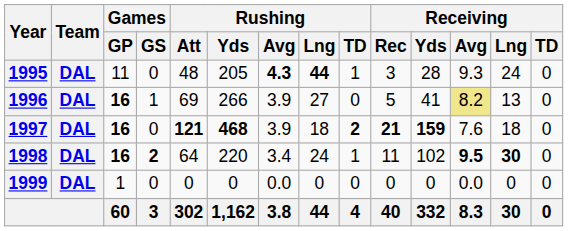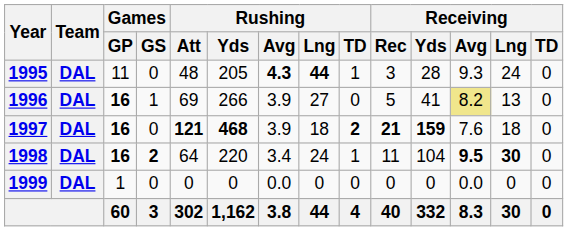(431, 156) 102 -> (431, 156) 104
